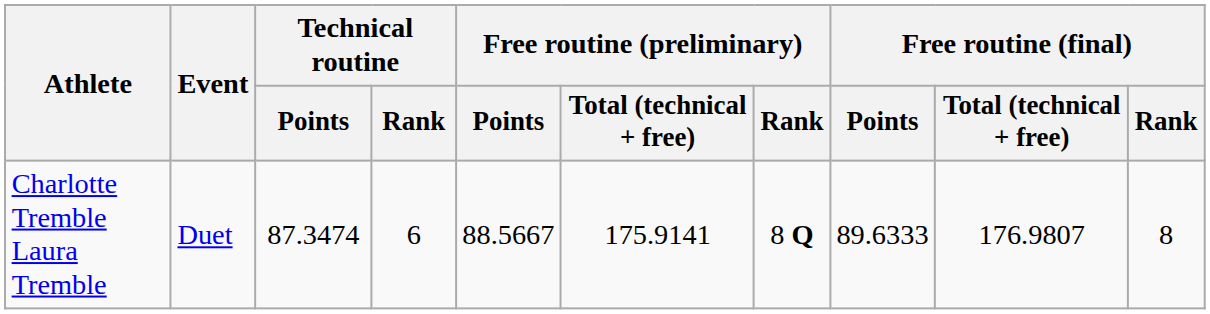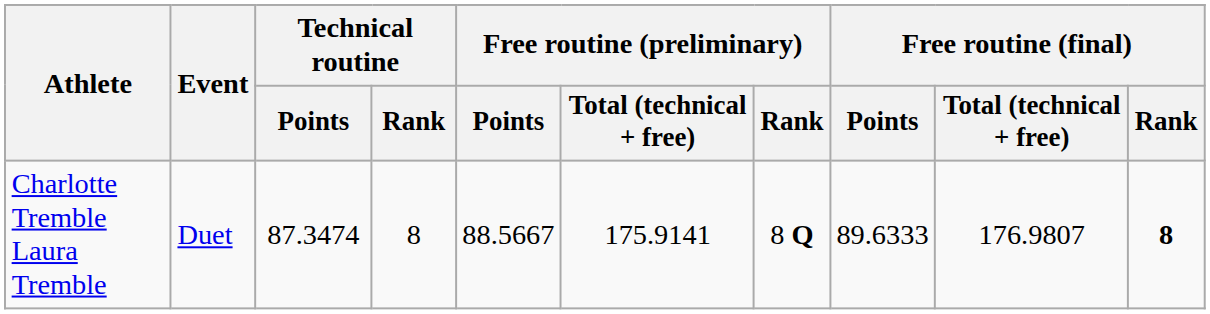(414, 234) 6 -> (414, 234) 8
(1166, 234) normal -> (1166, 234) bold
